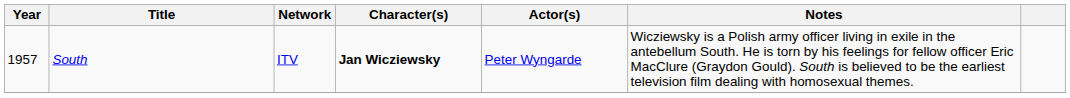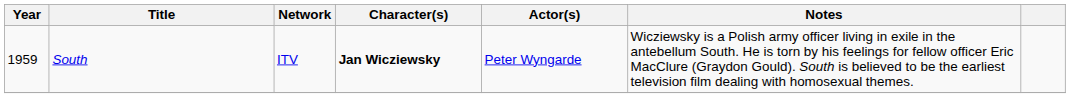(22, 59) 1957 -> (22, 59) 1959
